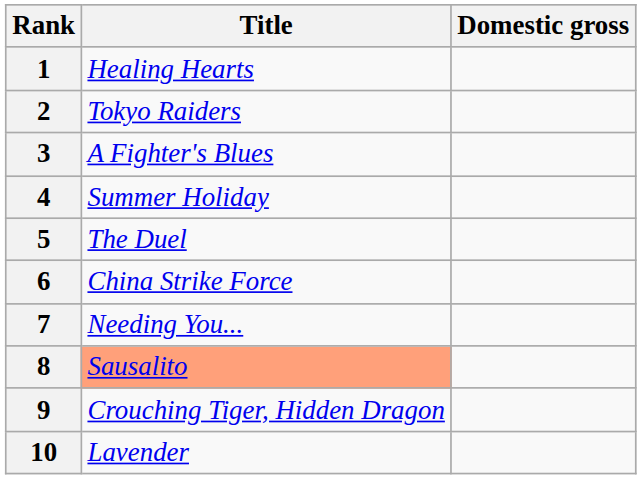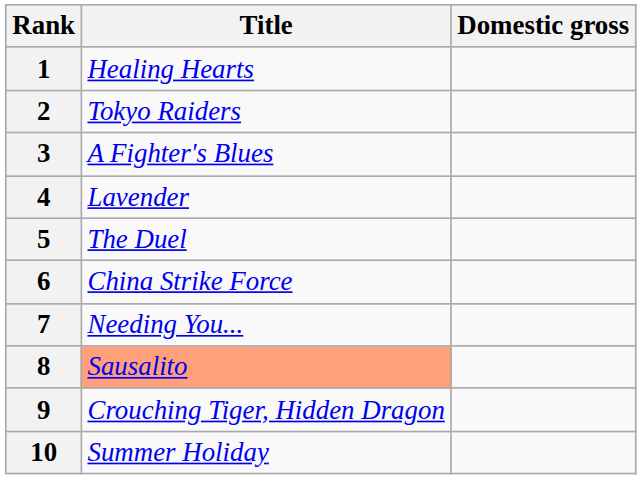(178, 196) Summer Holiday -> (138, 196) Lavender
(138, 452) Lavender -> (178, 452) Summer Holiday
